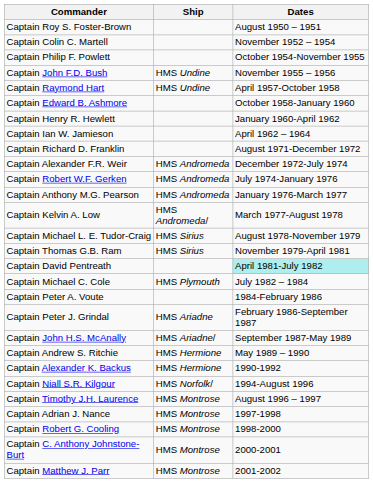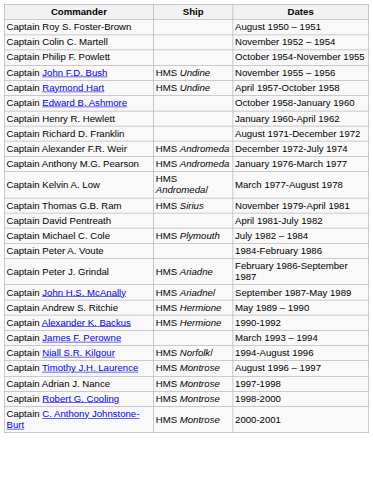- row: (60, 133)
- row: (67, 179)
- row: (79, 236)
(279, 266) paleturquoise background -> (279, 220) no background
+ row: (64, 338)
- row: (58, 470)
